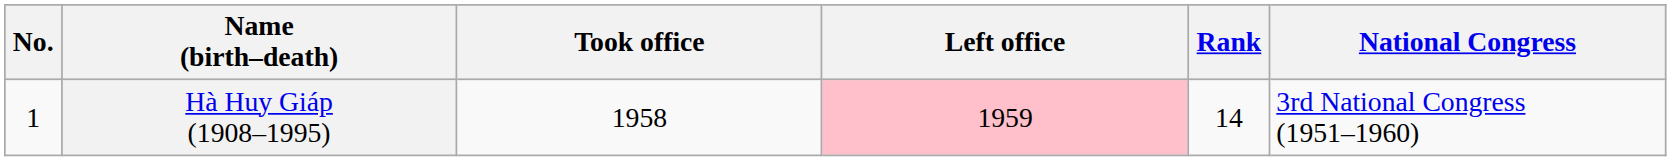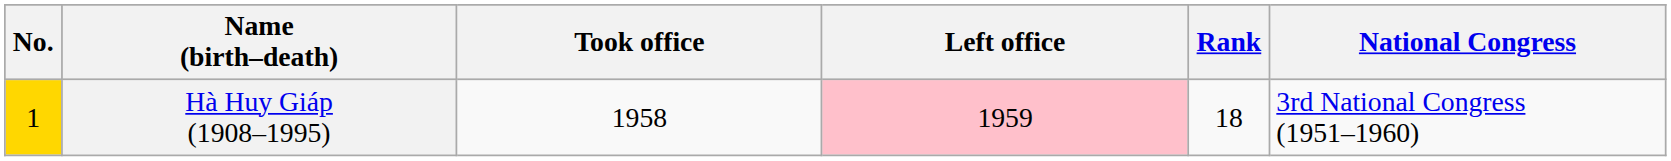(33, 117) no background -> (33, 117) gold background
(1229, 117) 14 -> (1229, 117) 18
